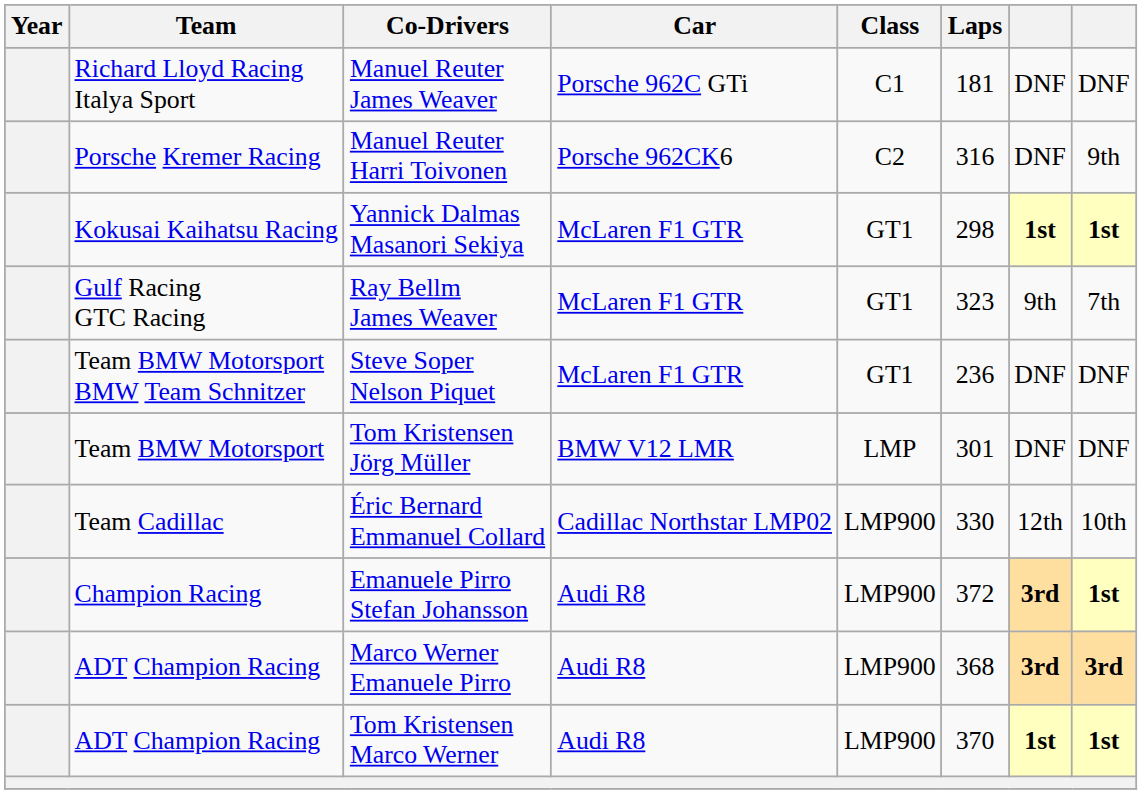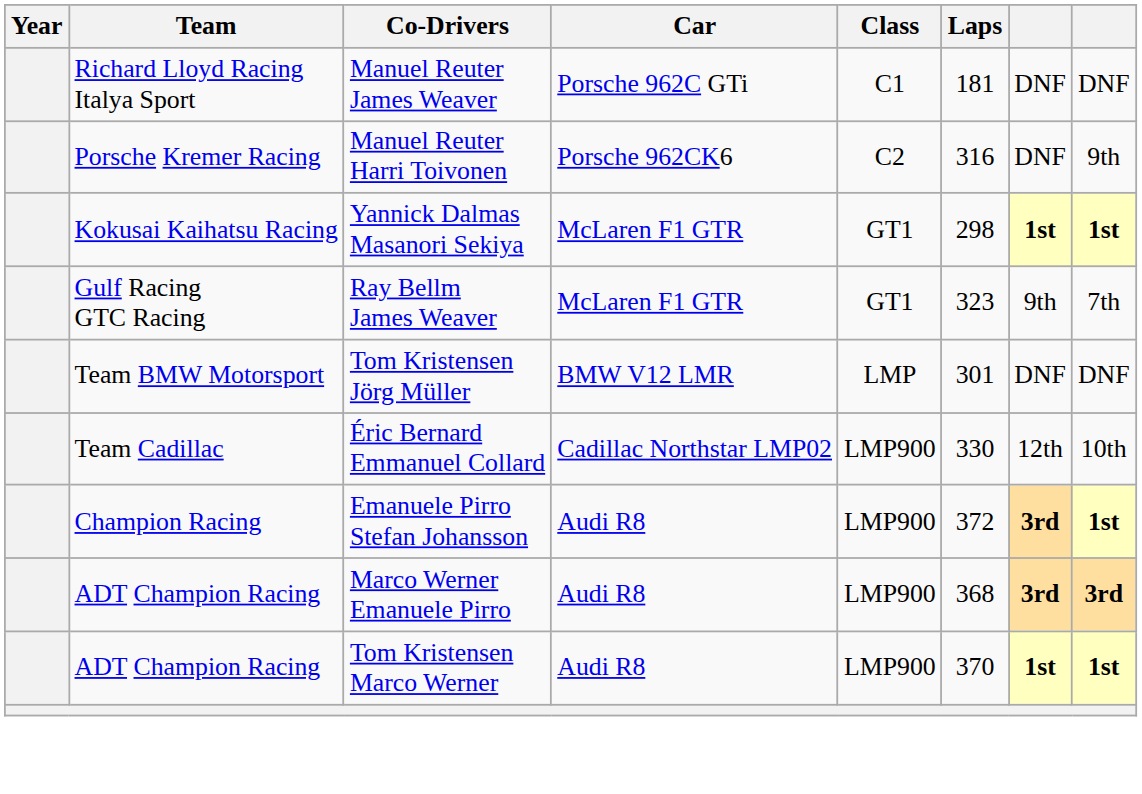- row: (423, 375)
